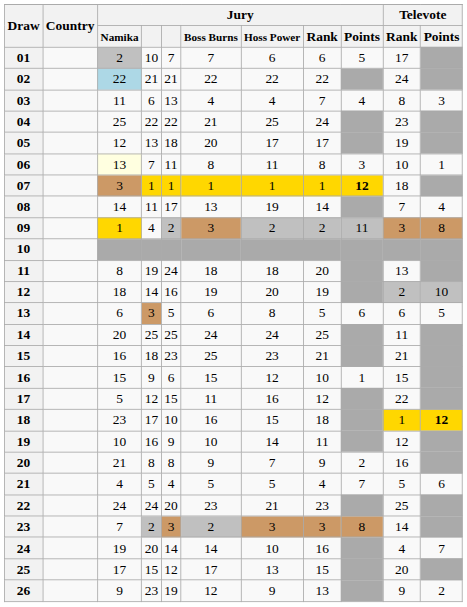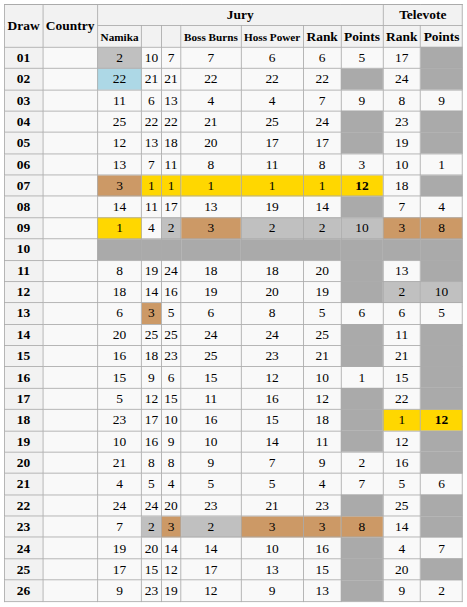(362, 100) 4 -> (362, 100) 9
(442, 100) 3 -> (442, 100) 9
(120, 164) lightyellow background -> (120, 164) no background
(362, 228) 11 -> (362, 228) 10
